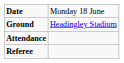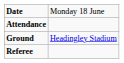rows swapped: (20, 24) <-> (26, 37)
